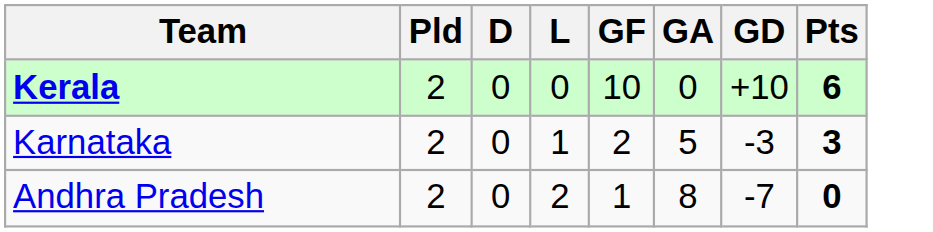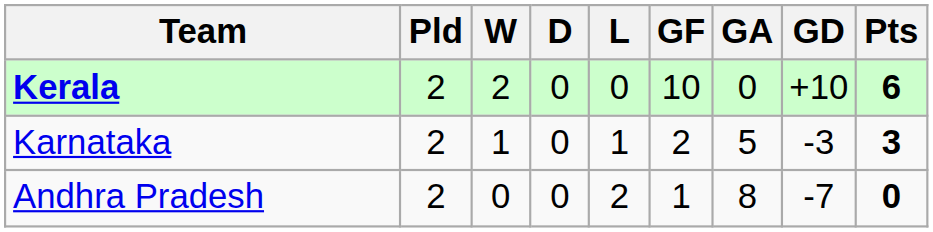+ column: (501, 32)
